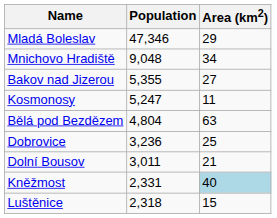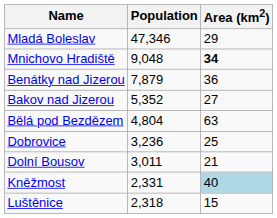(209, 59) normal -> (211, 59) bold
+ row: (66, 79)
(146, 79) 5,355 -> (147, 100) 5,352
- row: (41, 100)
